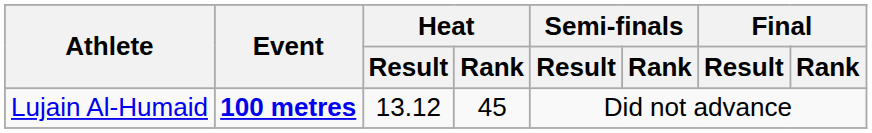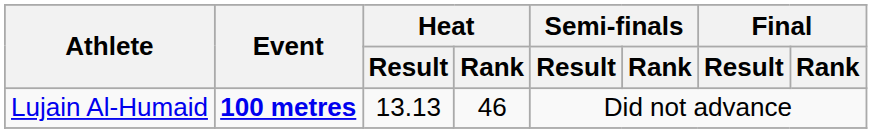(408, 108) 13.12 -> (408, 108) 13.13
(492, 108) 45 -> (492, 108) 46
